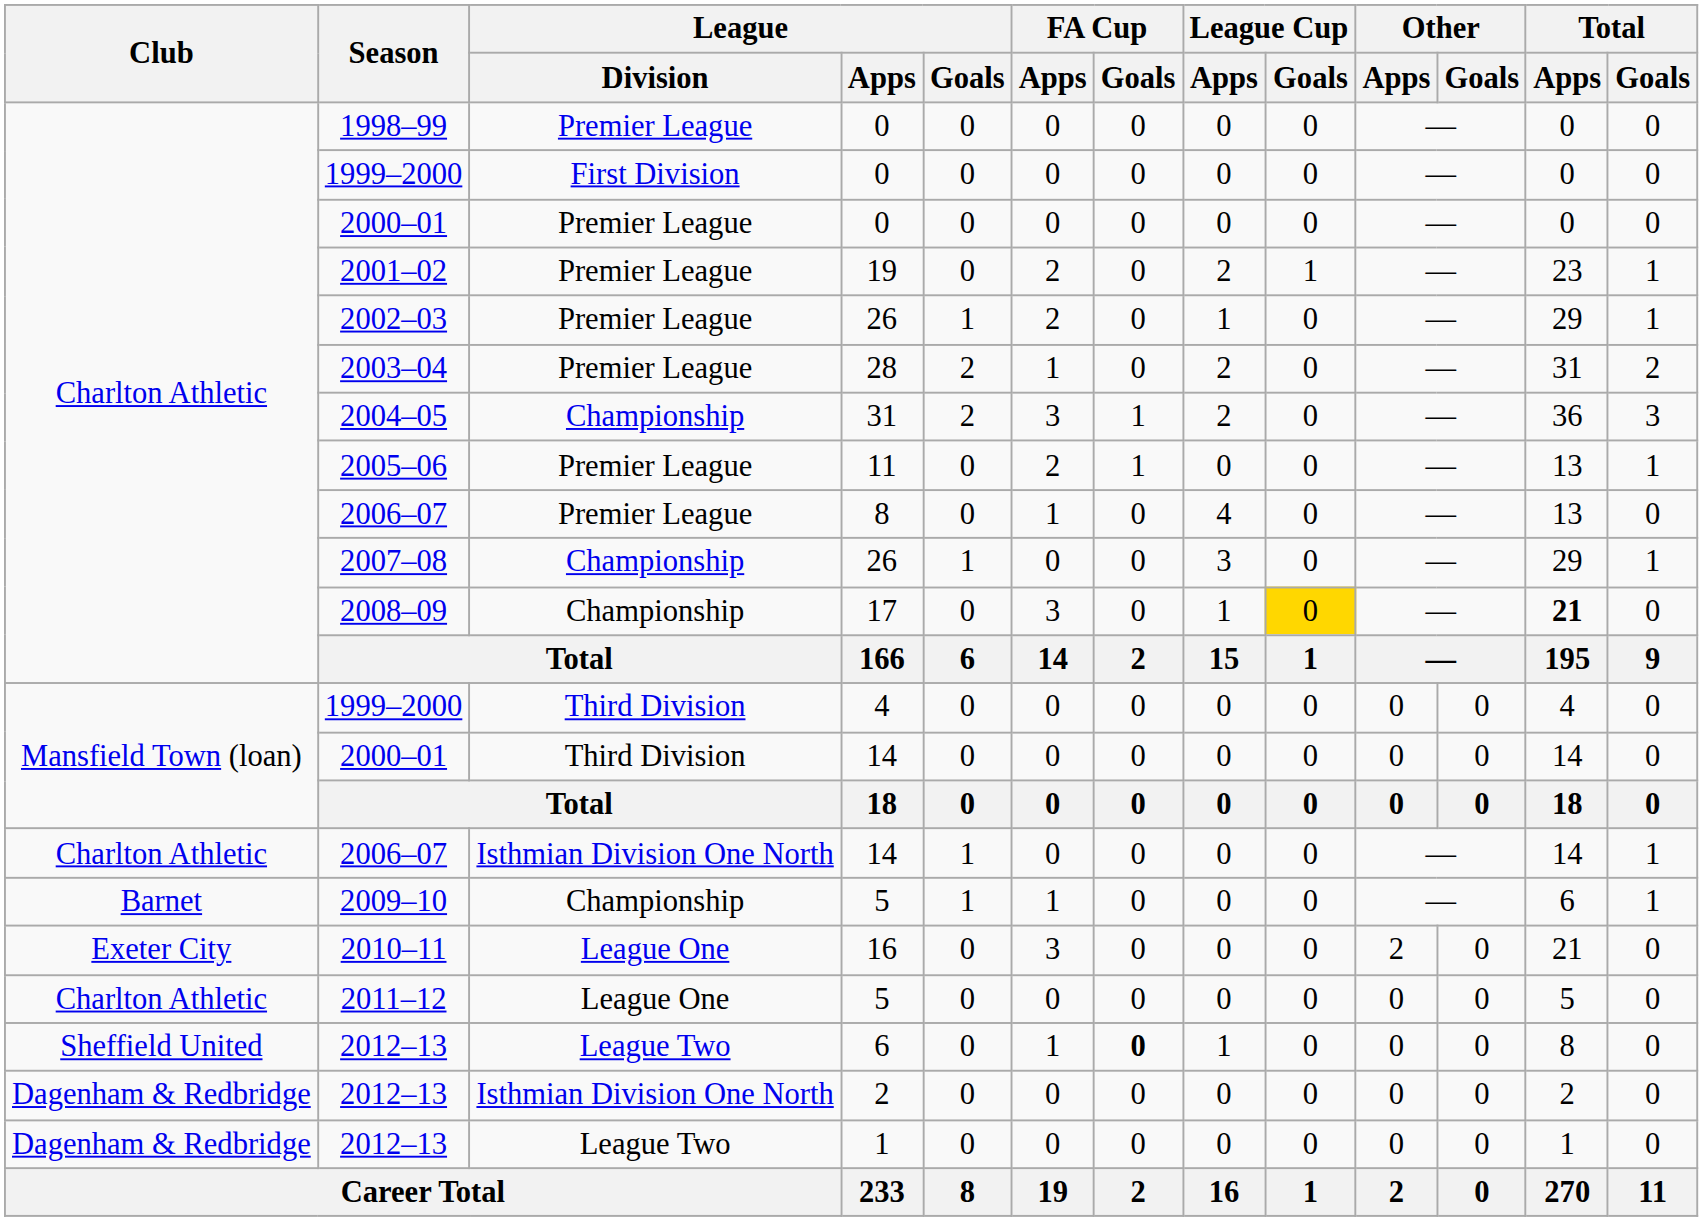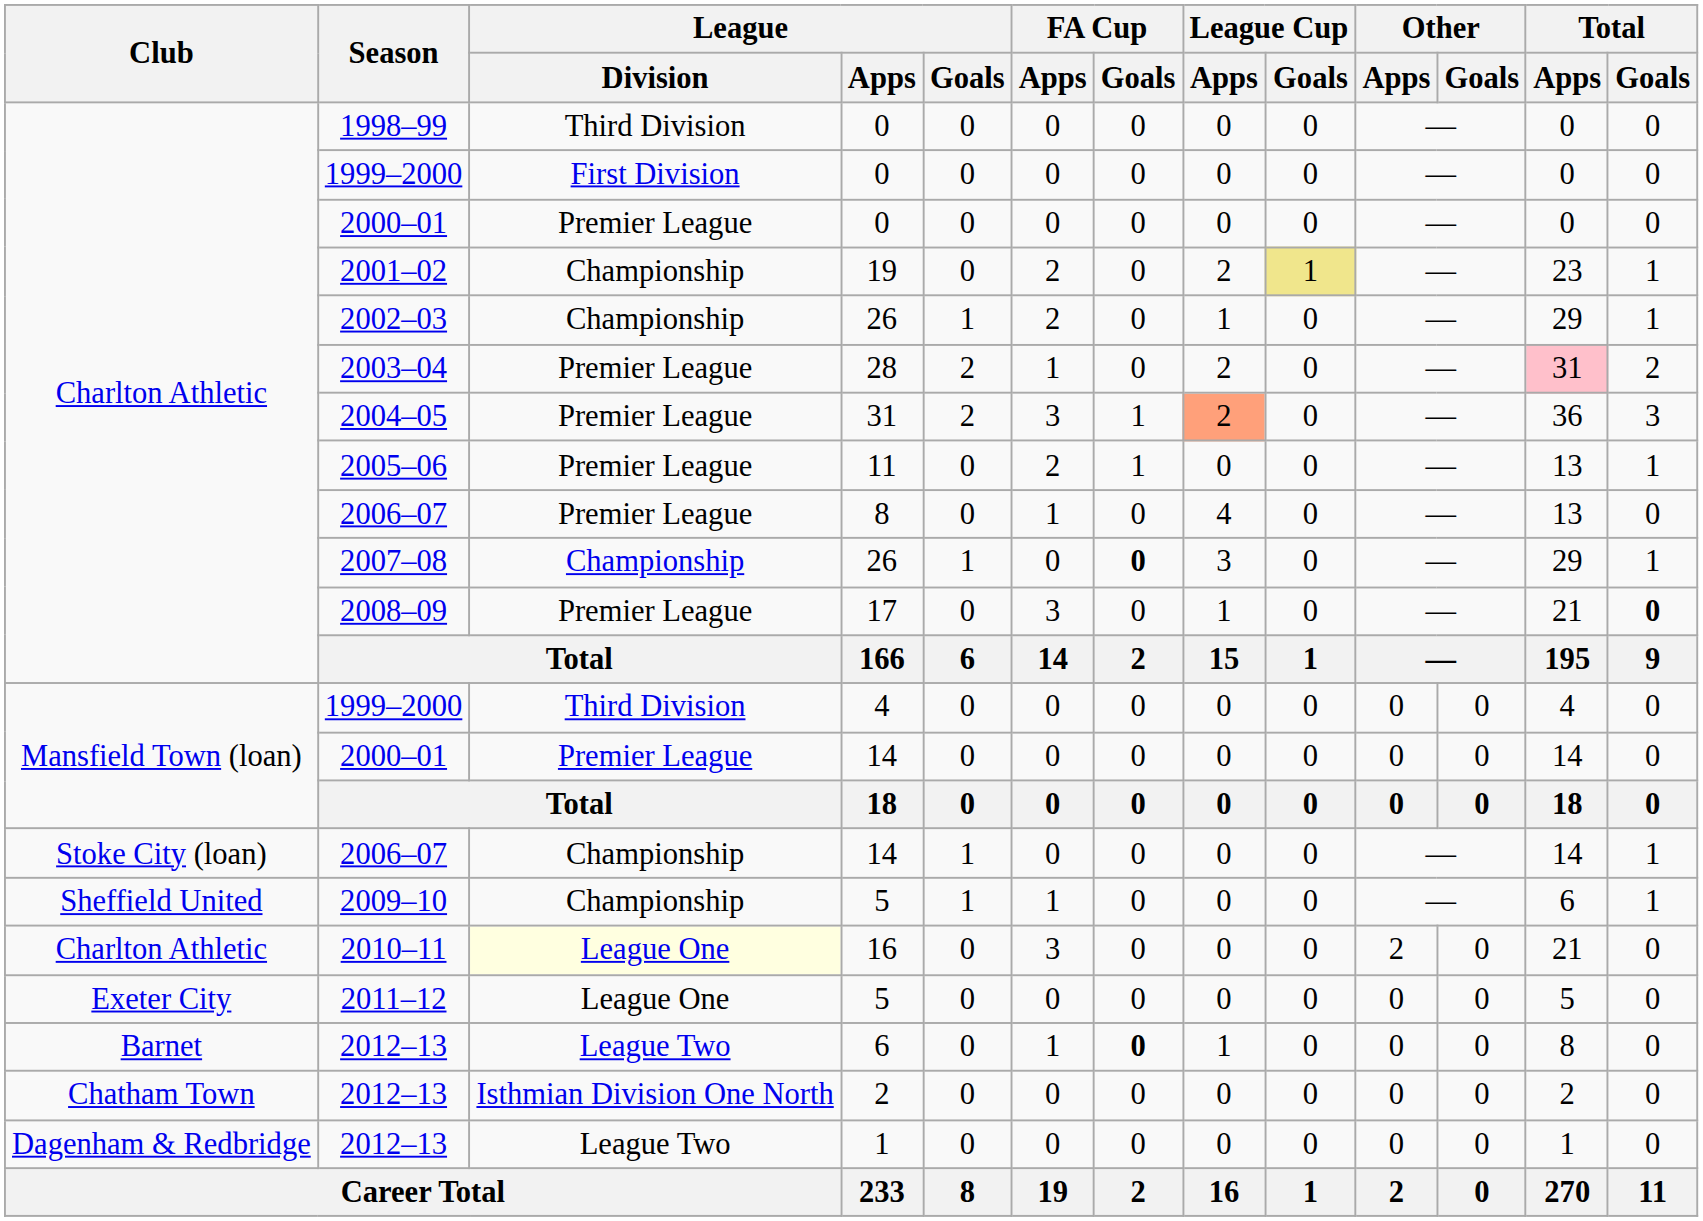(655, 125) Premier League -> (655, 125) Third Division
(655, 271) Premier League -> (655, 271) Championship
(1310, 271) no background -> (1310, 271) khaki background
(655, 319) Premier League -> (655, 319) Championship
(1567, 367) no background -> (1567, 367) pink background
(655, 416) Championship -> (655, 416) Premier League
(1224, 416) no background -> (1224, 416) lightsalmon background
(1138, 561) normal -> (1138, 561) bold
(655, 610) Championship -> (655, 610) Premier League
(1310, 610) gold background -> (1310, 610) no background
(1567, 610) bold -> (1567, 610) normal
(1653, 610) normal -> (1653, 610) bold
(655, 755) Third Division -> (655, 755) Premier League
(161, 852) Charlton Athletic -> (161, 852) Stoke City (loan)
(655, 852) Isthmian Division One North -> (655, 852) Championship
(161, 901) Barnet -> (161, 901) Sheffield United
(161, 949) Exeter City -> (161, 949) Charlton Athletic
(655, 949) no background -> (655, 949) lightyellow background
(161, 998) Charlton Athletic -> (161, 998) Exeter City
(161, 1046) Sheffield United -> (161, 1046) Barnet
(161, 1094) Dagenham & Redbridge -> (161, 1094) Chatham Town
